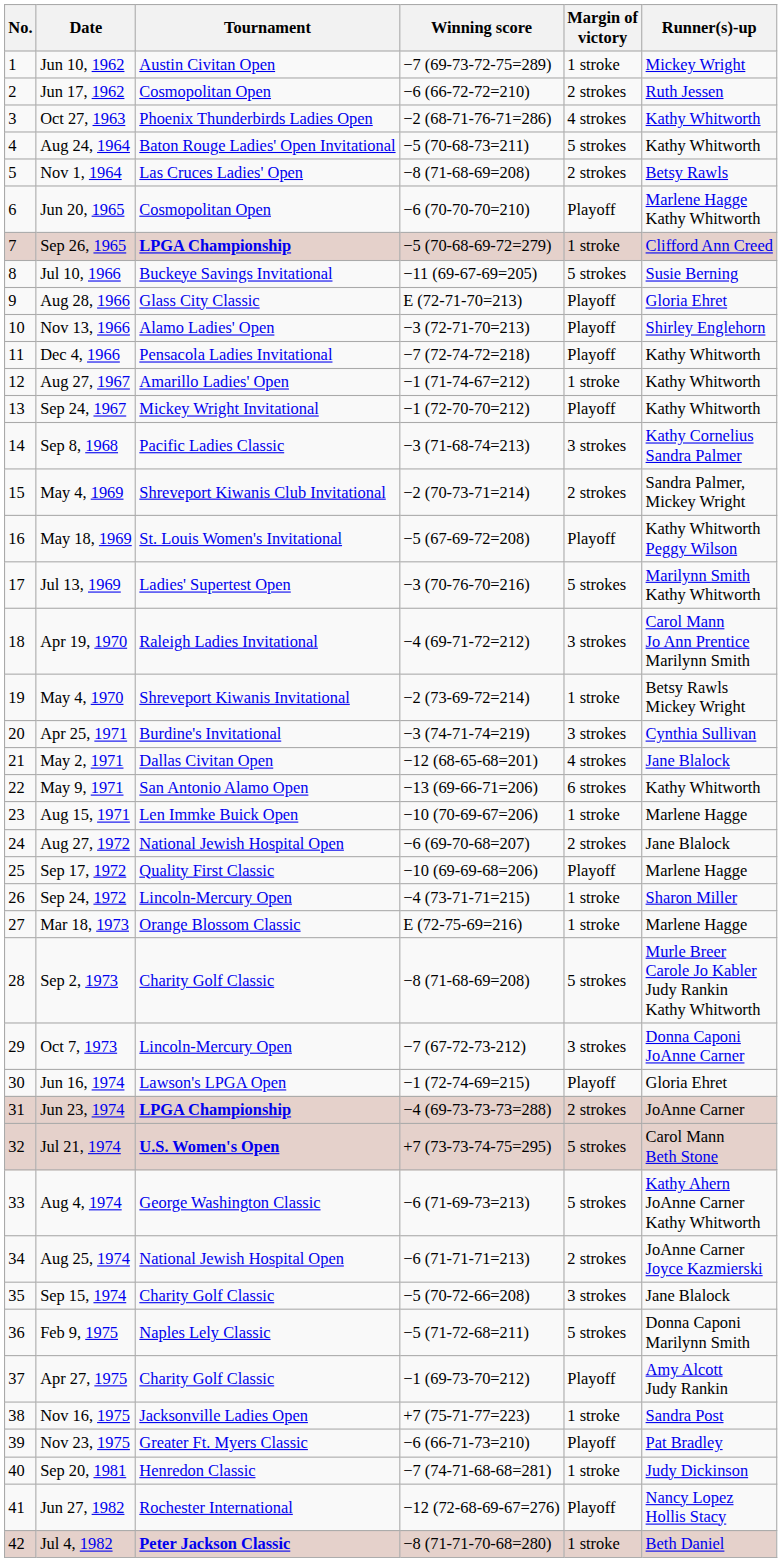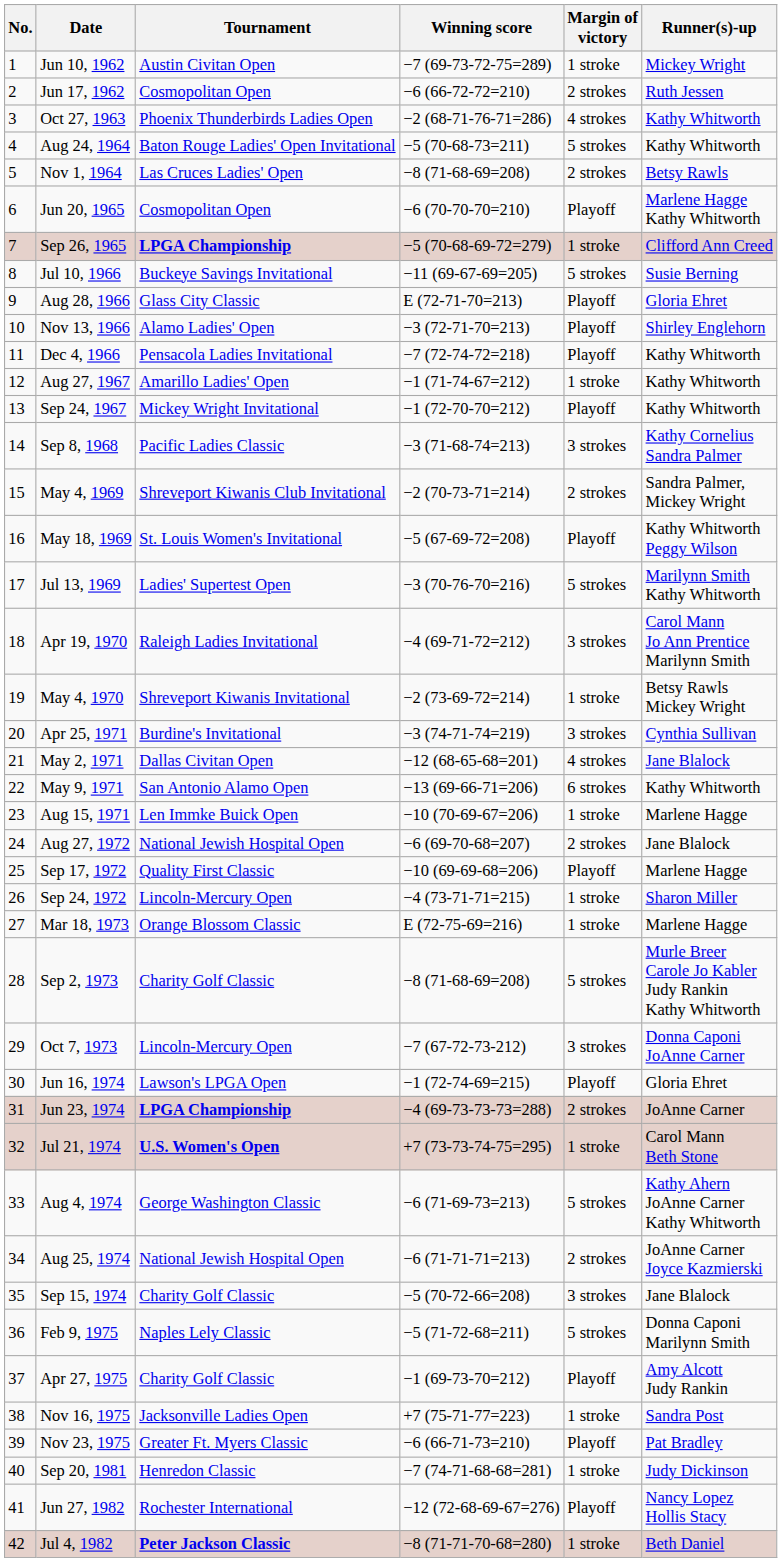(597, 1146) 5 strokes -> (594, 1146) 1 stroke
